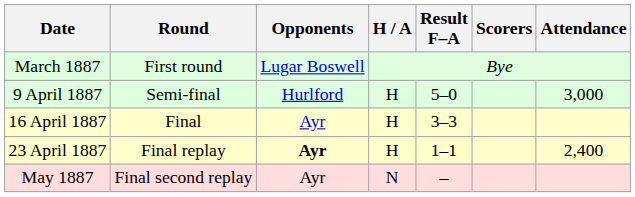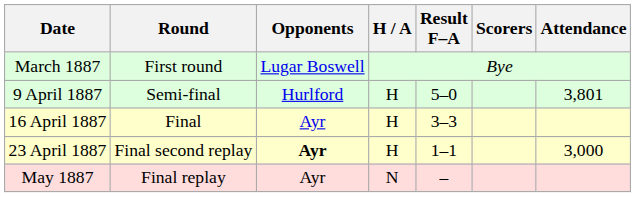(583, 94) 3,000 -> (583, 94) 3,801
(183, 149) Final replay -> (183, 149) Final second replay
(583, 149) 2,400 -> (583, 149) 3,000
(183, 177) Final second replay -> (183, 177) Final replay
